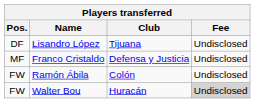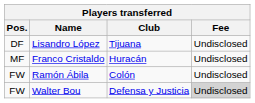(149, 59) Defensa y Justicia -> (128, 59) Huracán
(128, 91) Huracán -> (149, 91) Defensa y Justicia
